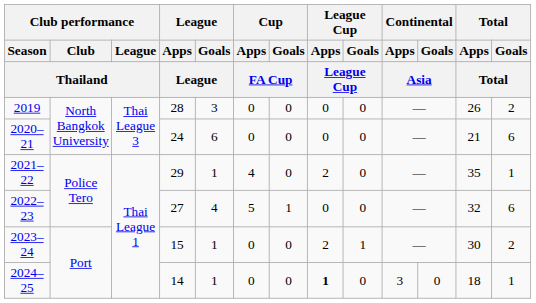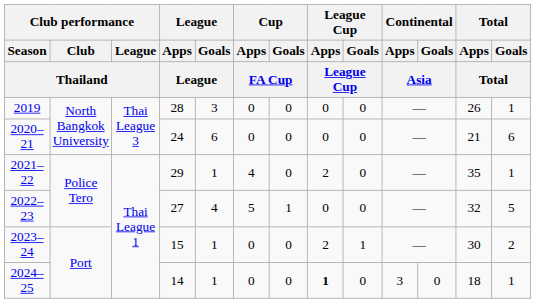(511, 108) 2 -> (511, 108) 1
(511, 208) 6 -> (511, 208) 5
